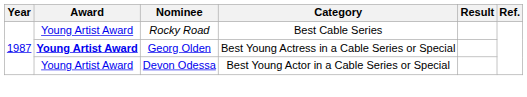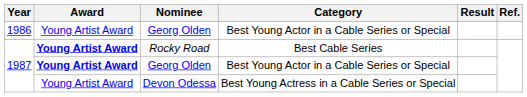+ row: (19, 30)
(87, 30) normal -> (87, 48) bold
(338, 48) Best Young Actress in a Cable Series or Special -> (338, 65) Best Young Actor in a Cable Series or Special
(338, 65) Best Young Actor in a Cable Series or Special -> (338, 83) Best Young Actress in a Cable Series or Special
